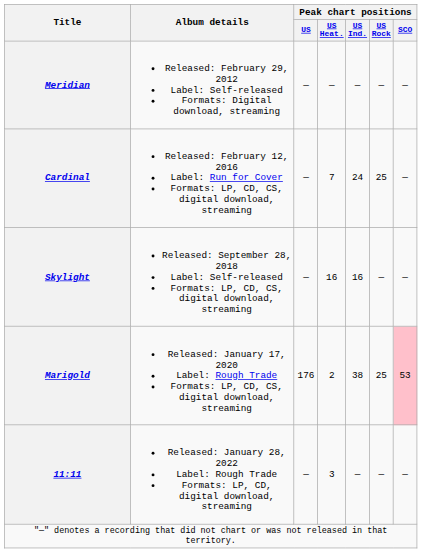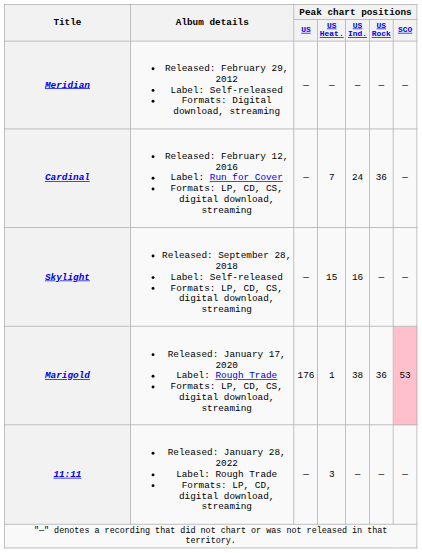(381, 178) 25 -> (381, 178) 36
(332, 277) 16 -> (332, 277) 15
(332, 376) 2 -> (332, 376) 1
(381, 376) 25 -> (381, 376) 36
